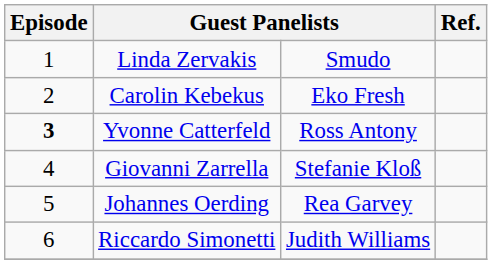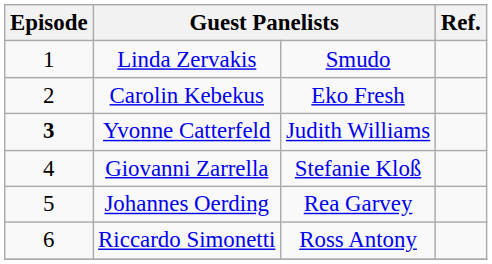(358, 131) Ross Antony -> (358, 131) Judith Williams
(358, 240) Judith Williams -> (358, 240) Ross Antony
